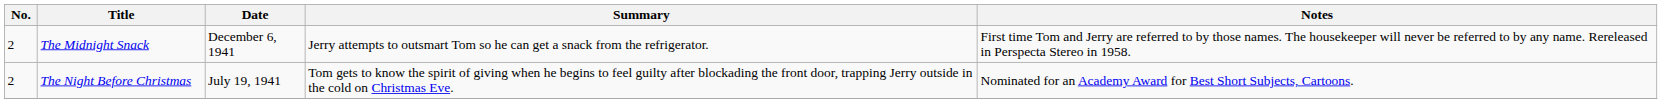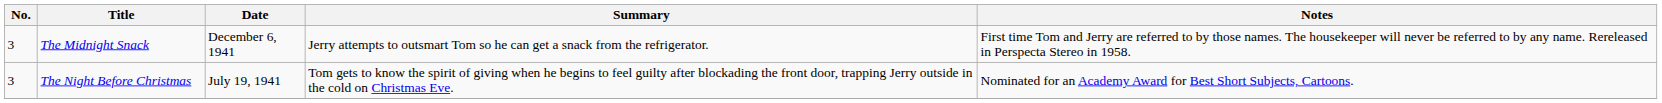(11, 44) 2 -> (11, 44) 3
(11, 80) 2 -> (11, 80) 3
